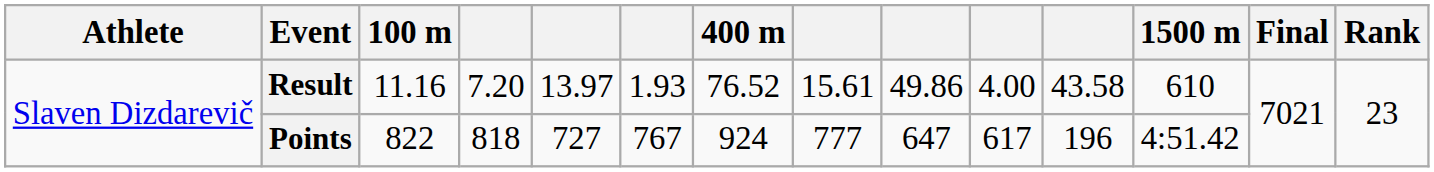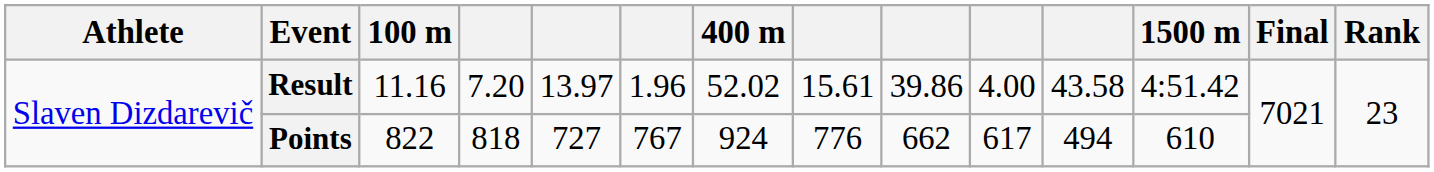(657, 85) 1.93 -> (657, 85) 1.96
(743, 85) 76.52 -> (743, 85) 52.02
(926, 85) 49.86 -> (926, 85) 39.86
(1190, 85) 610 -> (1190, 85) 4:51.42
(838, 139) 777 -> (838, 139) 776
(926, 139) 647 -> (926, 139) 662
(1088, 139) 196 -> (1088, 139) 494
(1190, 139) 4:51.42 -> (1190, 139) 610
